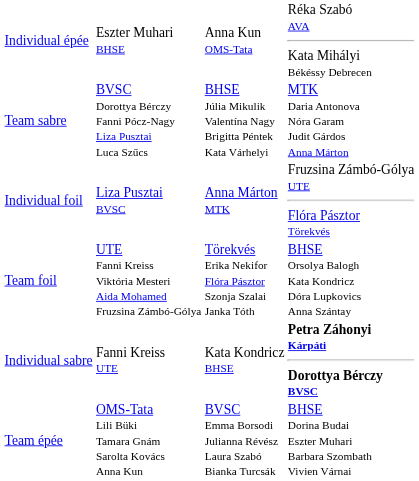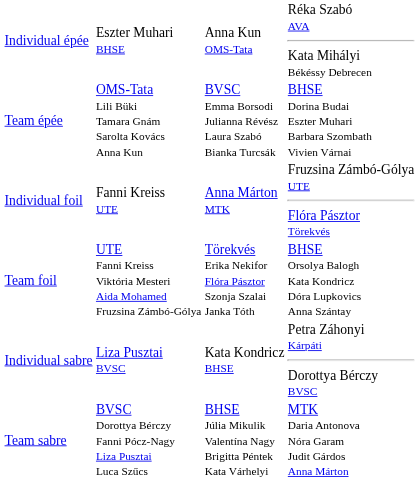rows swapped: (34, 440) <-> (36, 120)
(129, 200) Liza Pusztai BVSC -> (131, 200) Fanni Kreiss UTE
(131, 360) Fanni Kreiss UTE -> (129, 360) Liza Pusztai BVSC
(351, 360) bold -> (351, 360) normal
